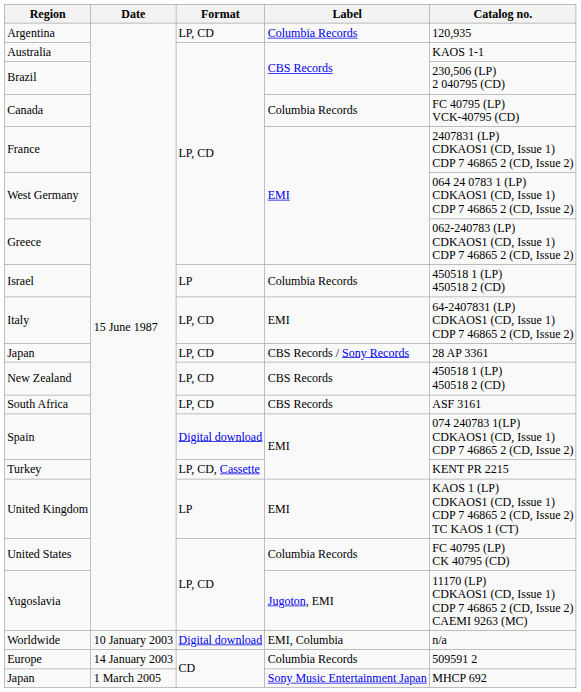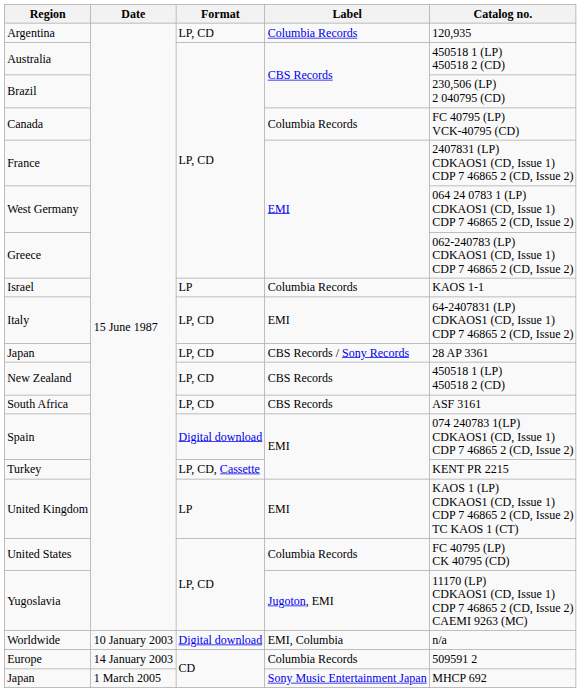(458, 52) KAOS 1-1 -> (469, 58) 450518 1 (LP) 450518 2 (CD)
(469, 281) 450518 1 (LP) 450518 2 (CD) -> (458, 287) KAOS 1-1
